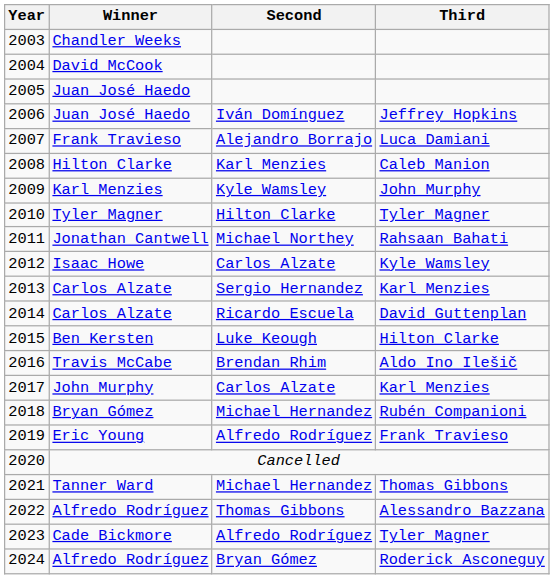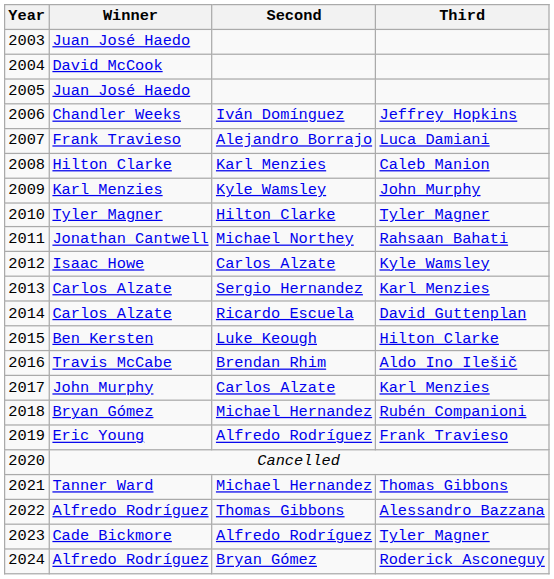(117, 42) Chandler Weeks -> (121, 42) Juan José Haedo
(121, 116) Juan José Haedo -> (117, 116) Chandler Weeks
